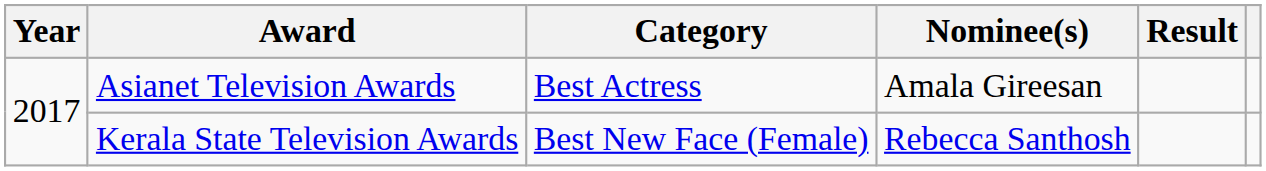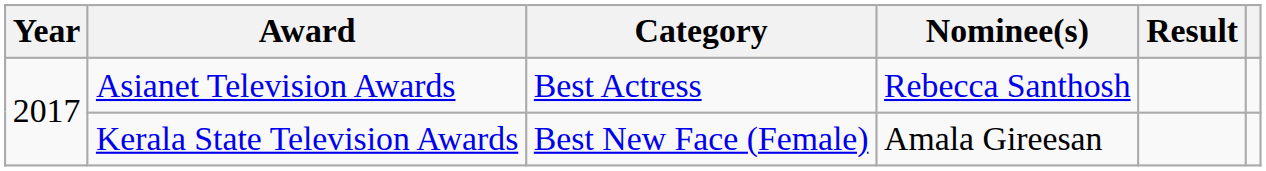(993, 84) Amala Gireesan -> (1007, 84) Rebecca Santhosh
(1007, 138) Rebecca Santhosh -> (993, 138) Amala Gireesan
